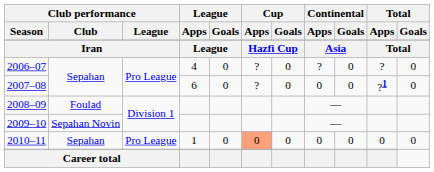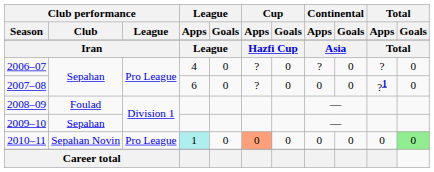(86, 122) Sepahan Novin -> (86, 122) Sepahan
(86, 140) Sepahan -> (86, 140) Sepahan Novin
(194, 140) no background -> (194, 140) paleturquoise background
(413, 140) no background -> (413, 140) lightgreen background
